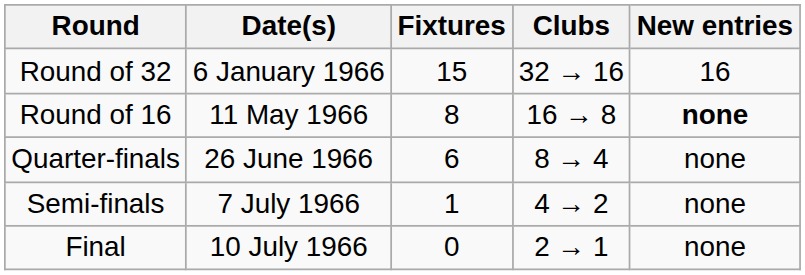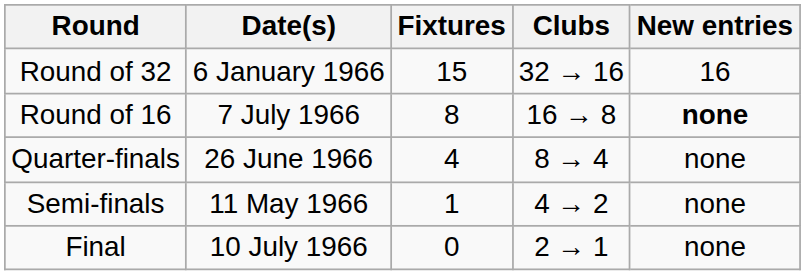(289, 114) 11 May 1966 -> (289, 114) 7 July 1966
(452, 159) 6 -> (452, 159) 4
(289, 203) 7 July 1966 -> (289, 203) 11 May 1966
